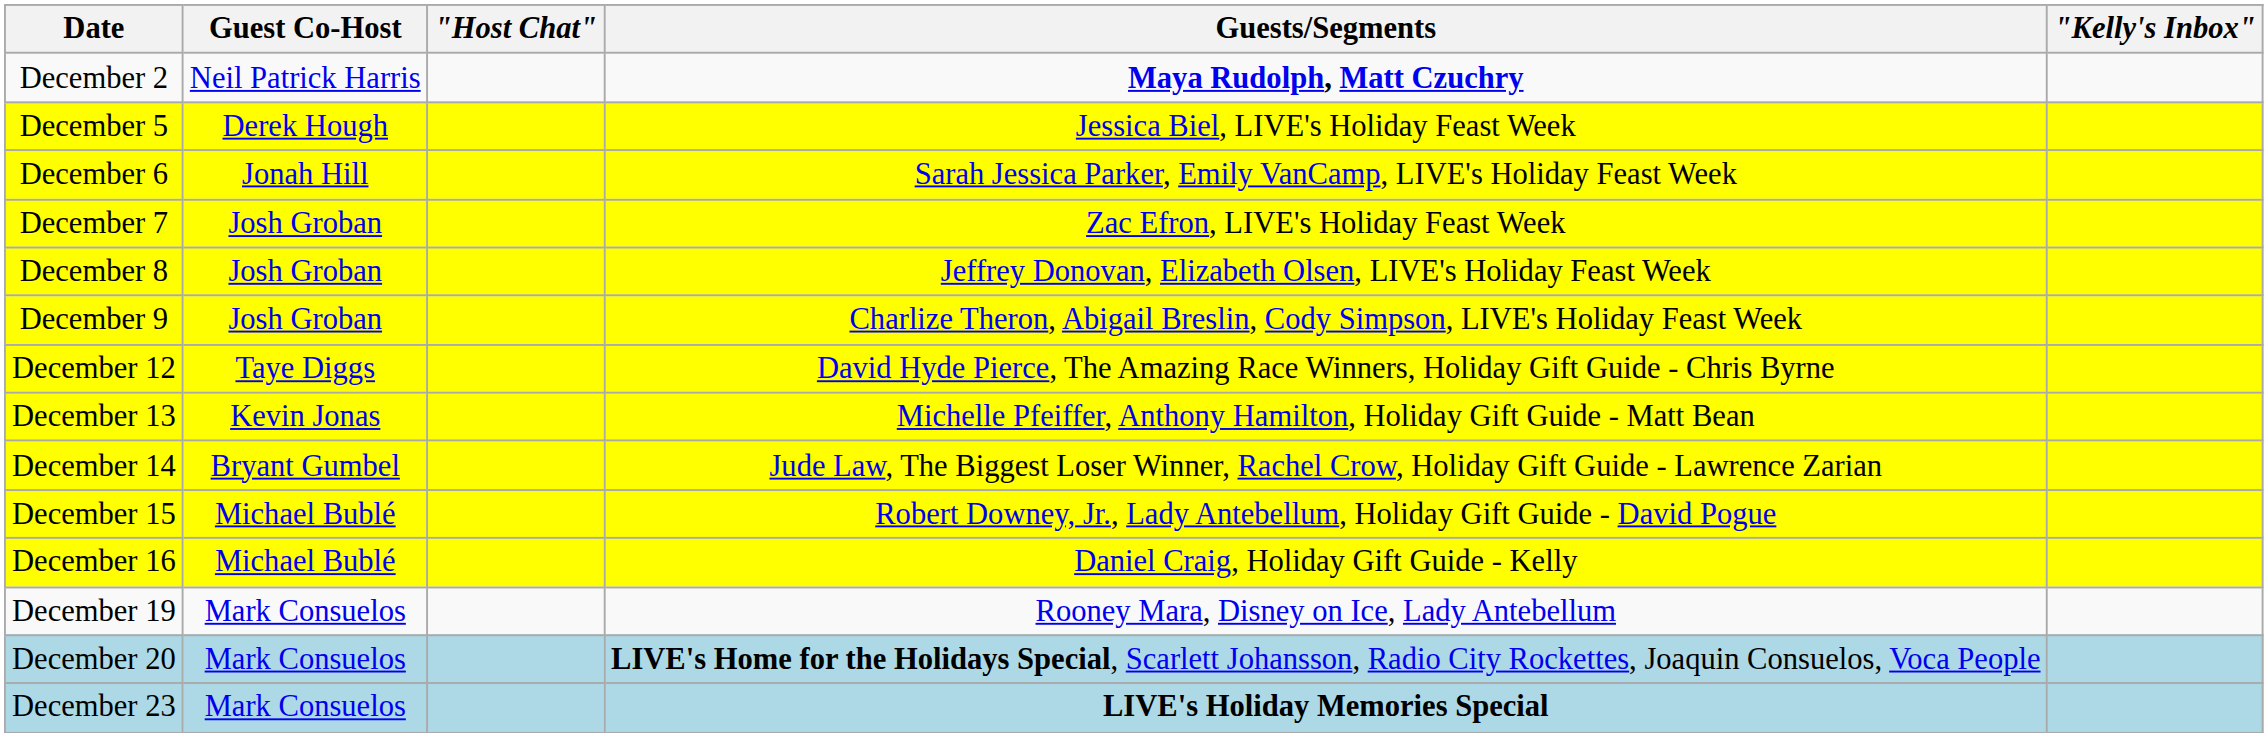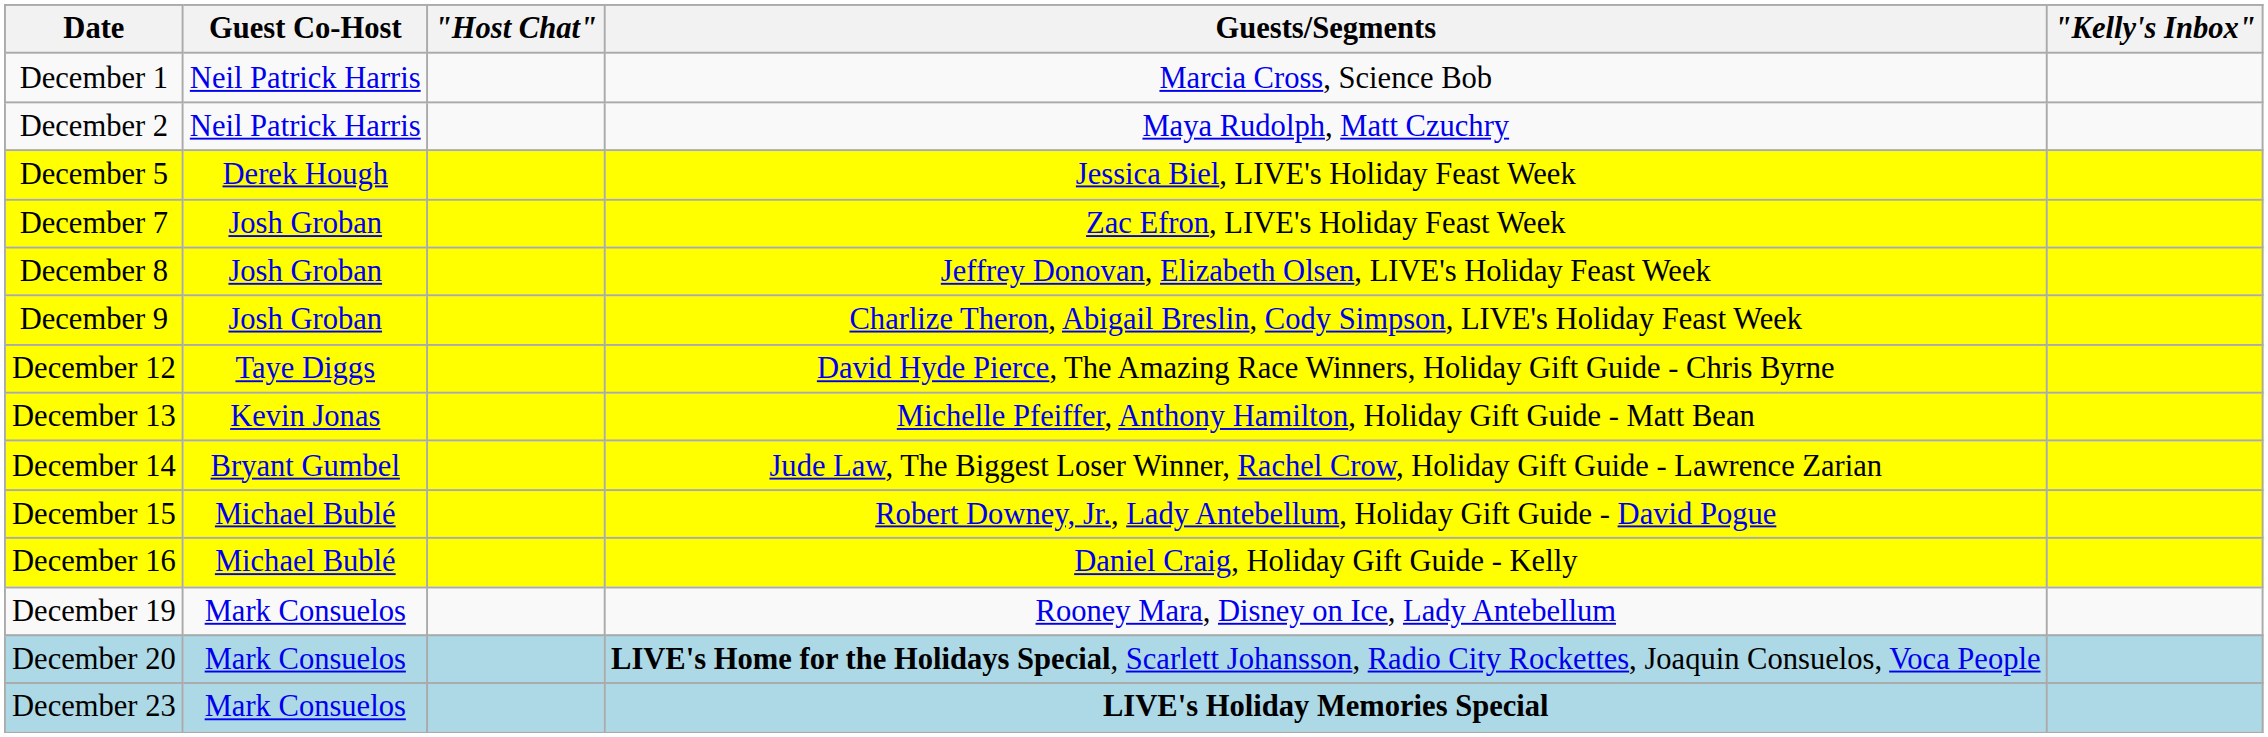+ row: (94, 77)
(1326, 77) bold -> (1326, 125) normal
- row: (94, 174)
